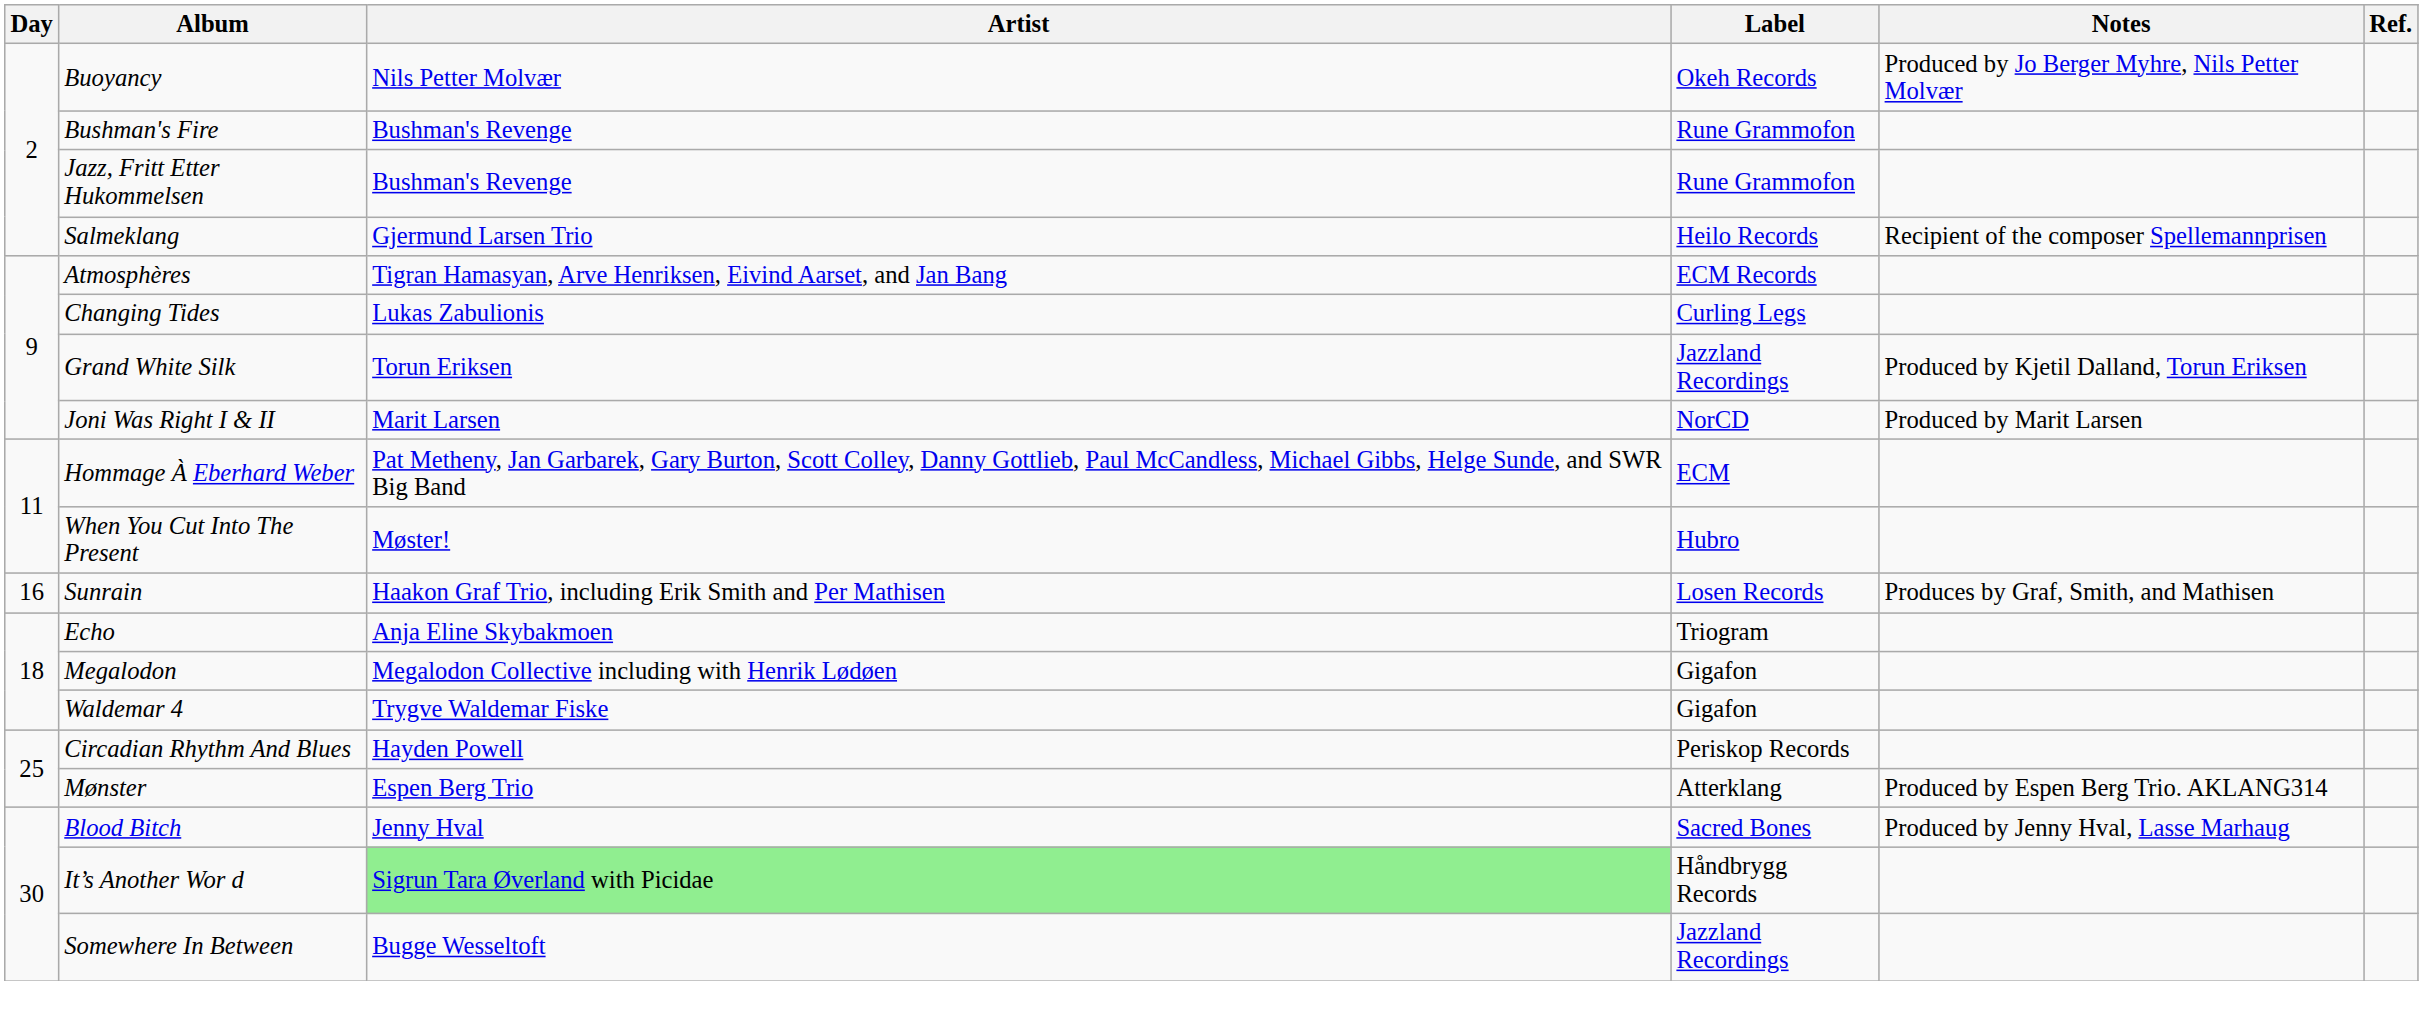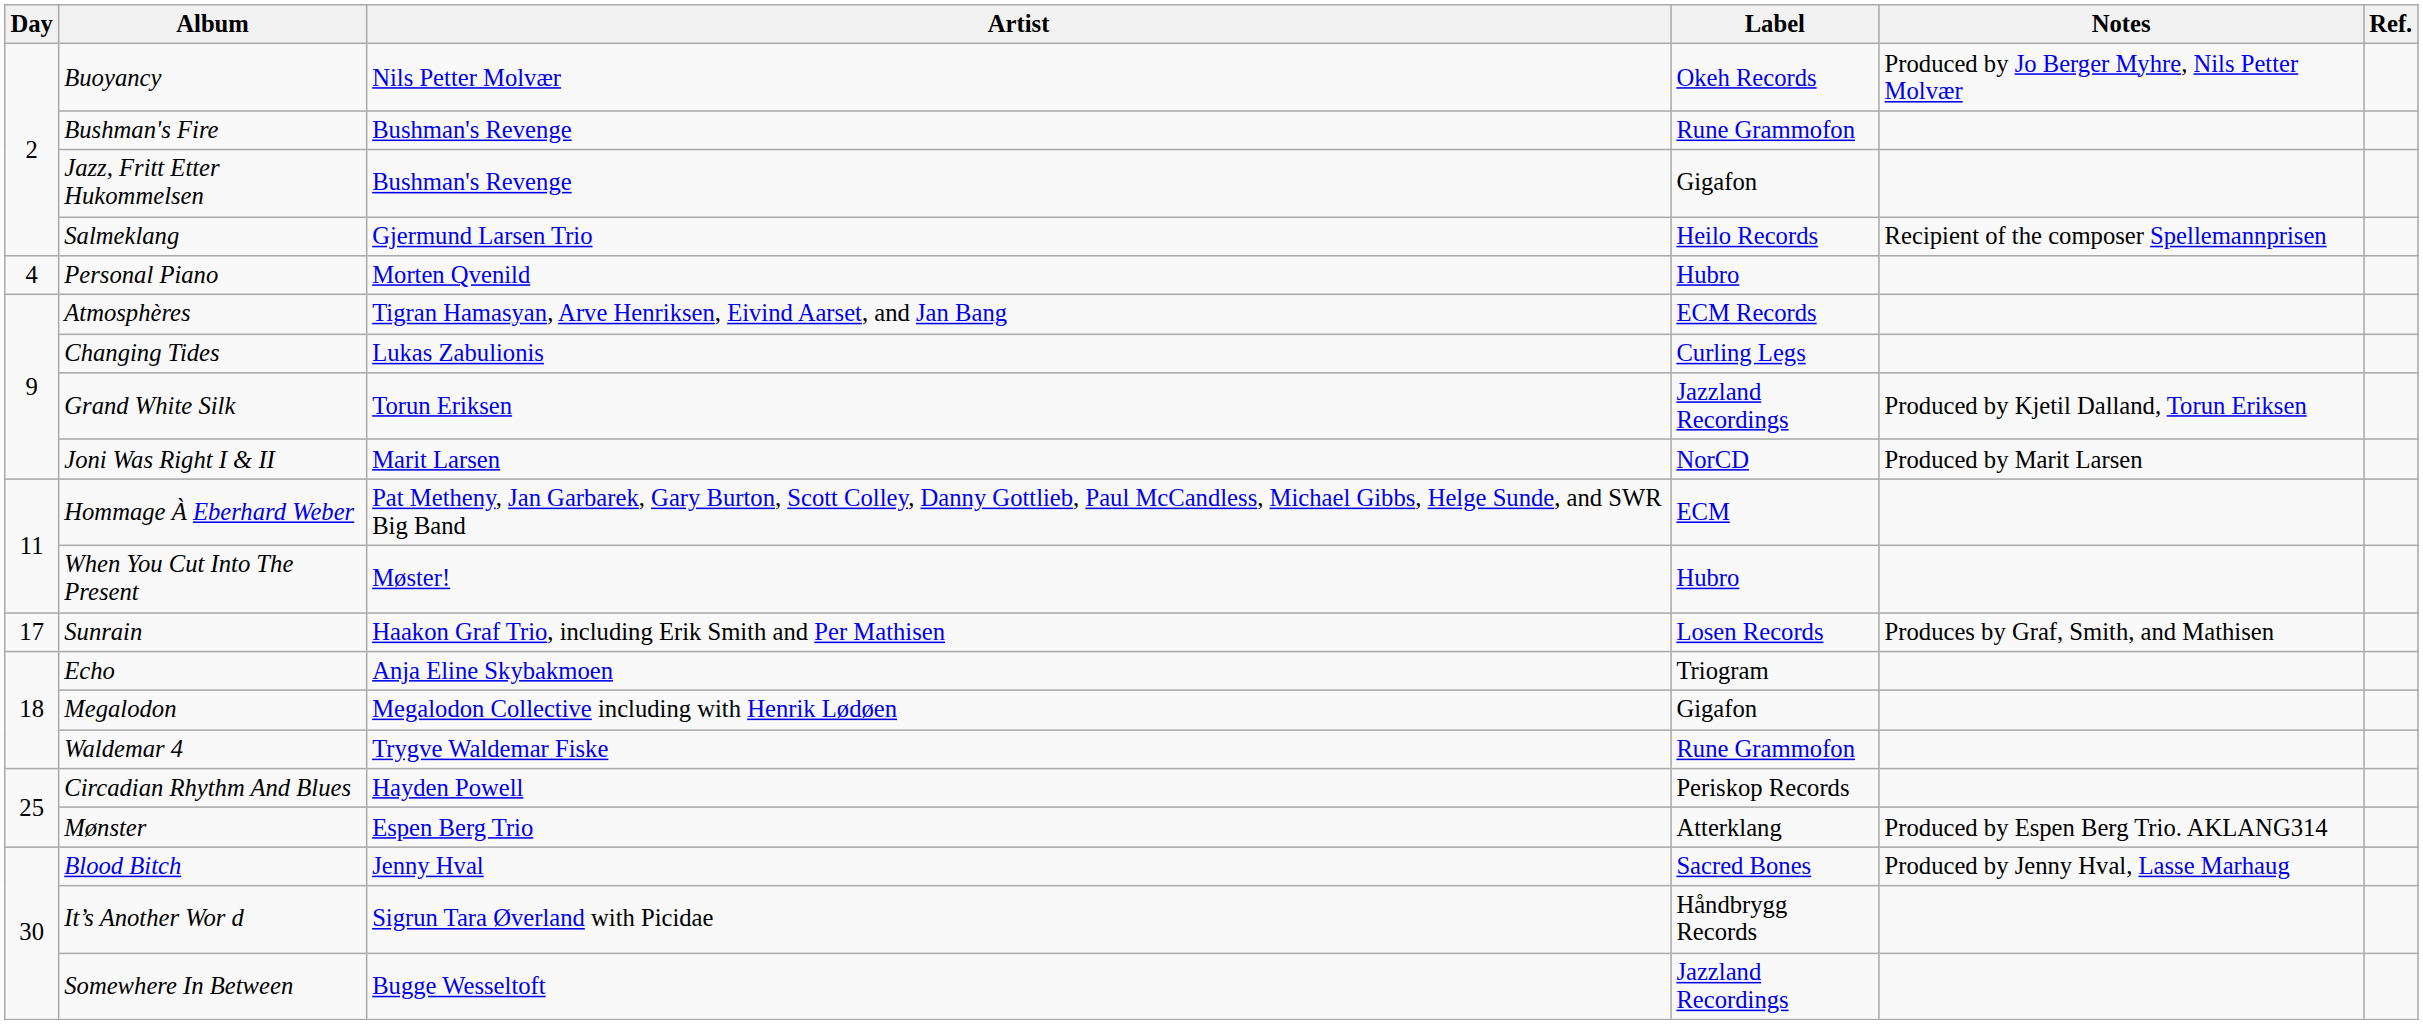(1766, 182) Rune Grammofon -> (1717, 182) Gigafon
+ row: (141, 274)
(32, 592) 16 -> (32, 631) 17
(1717, 709) Gigafon -> (1766, 748) Rune Grammofon
(543, 879) lightgreen background -> (543, 918) no background
